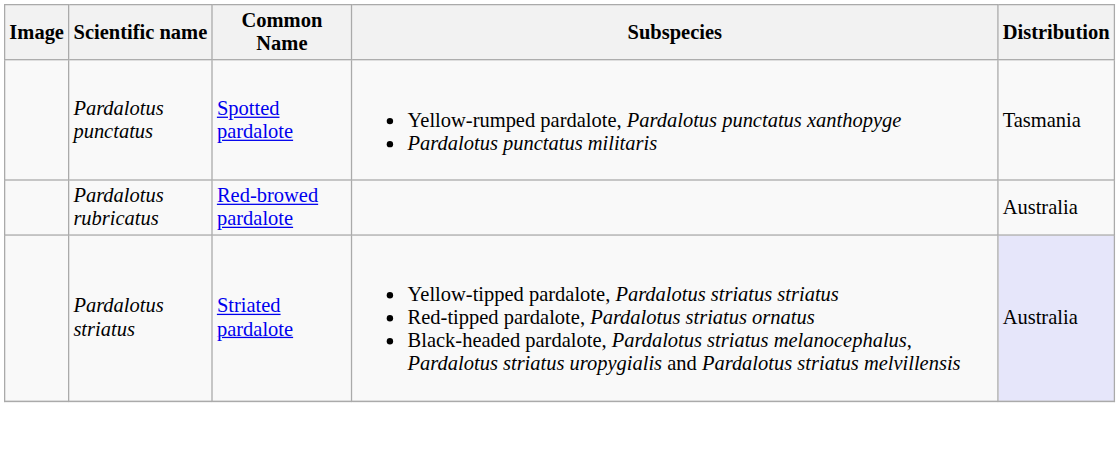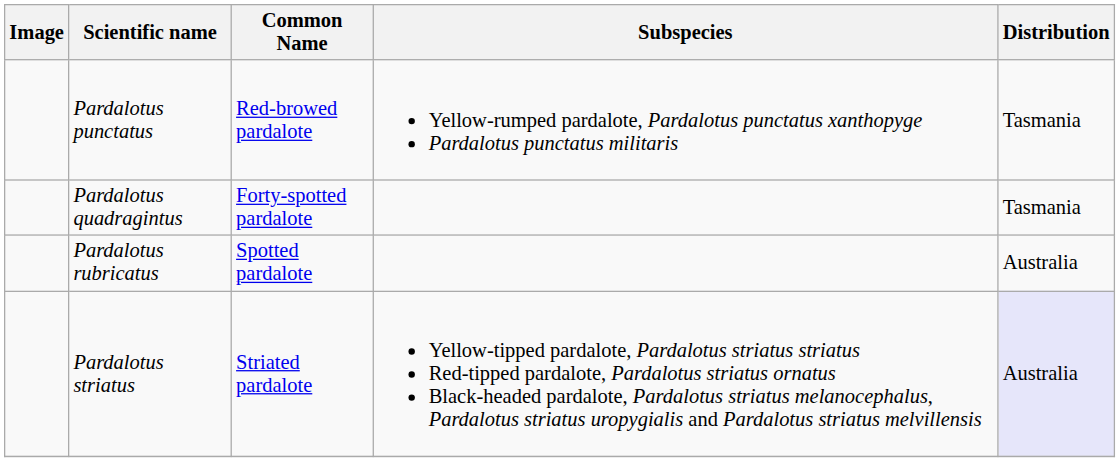(255, 119) Spotted pardalote -> (287, 119) Red-browed pardalote
+ row: (128, 207)
(268, 207) Red-browed pardalote -> (274, 262) Spotted pardalote
